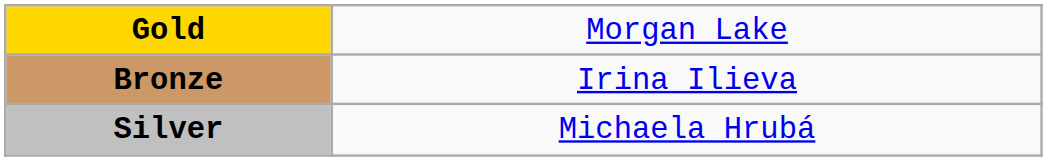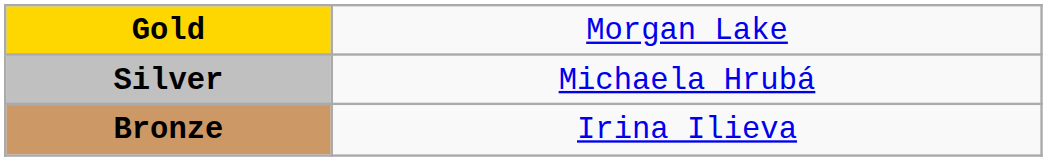rows swapped: (168, 130) <-> (168, 80)
